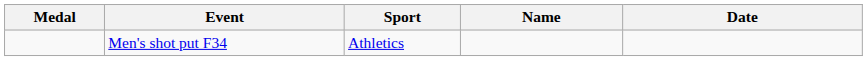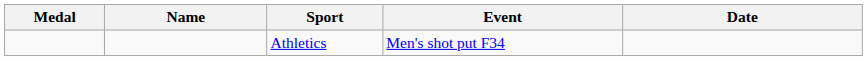columns swapped: (541, 17) <-> (225, 17)
